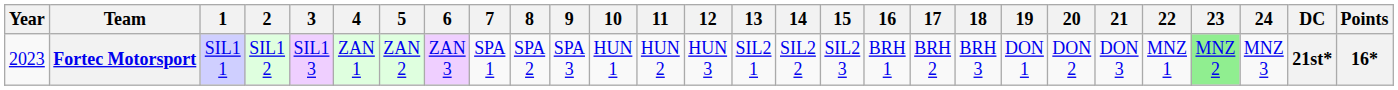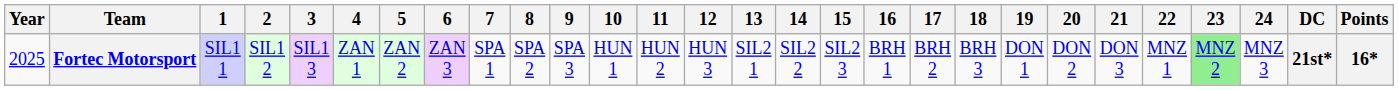(27, 59) 2023 -> (27, 59) 2025
